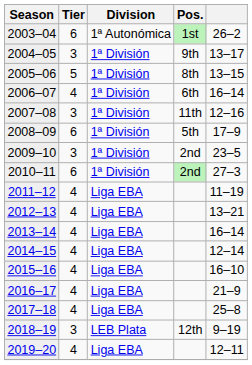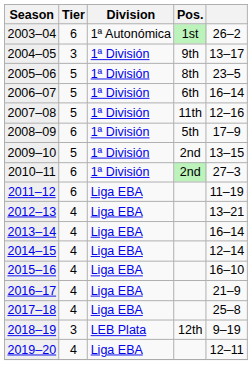(227, 73) 13–15 -> (227, 73) 23–5
(73, 93) 4 -> (73, 93) 5
(73, 113) 3 -> (73, 113) 5
(73, 152) 3 -> (73, 152) 5
(227, 152) 23–5 -> (227, 152) 13–15
(73, 191) 4 -> (73, 191) 6
